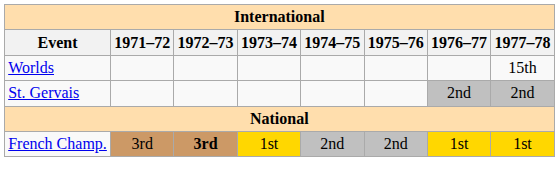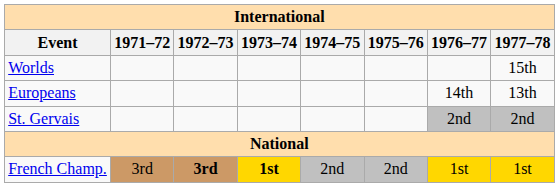+ row: (42, 93)
(269, 144) normal -> (269, 169) bold
